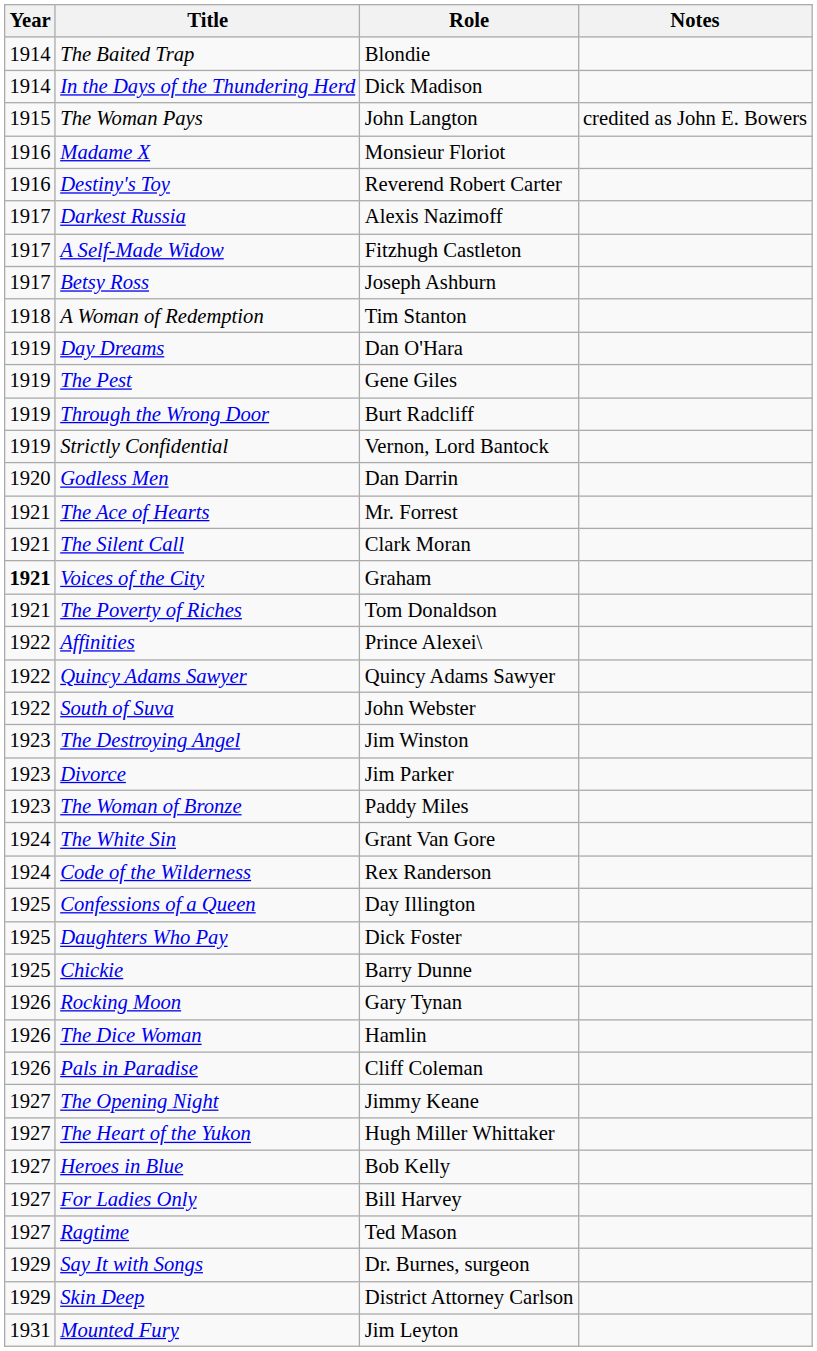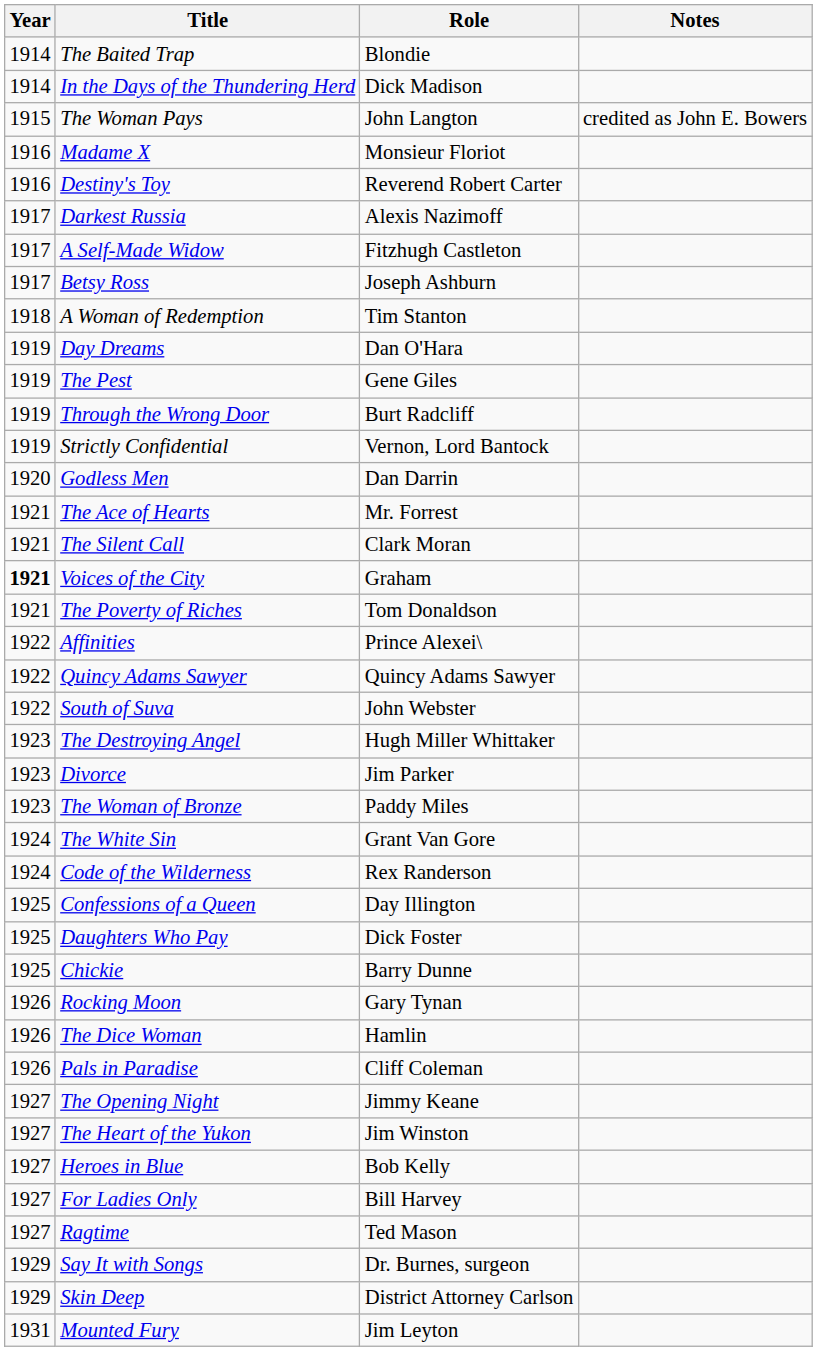(417, 741) Jim Winston -> (460, 741) Hugh Miller Whittaker
(460, 1133) Hugh Miller Whittaker -> (417, 1133) Jim Winston
